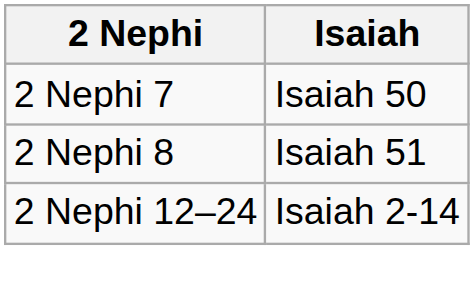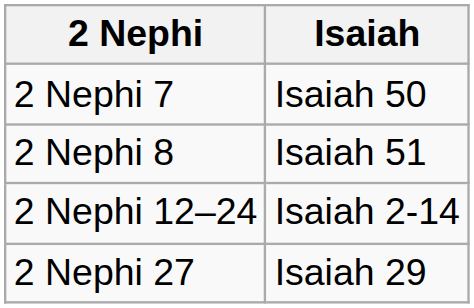+ row: (104, 271)
